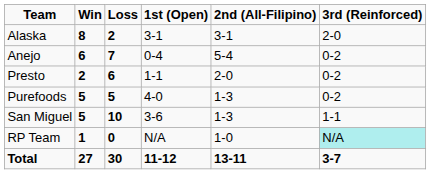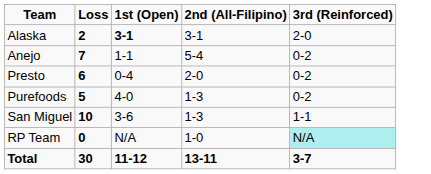- column: (90, 14)
(153, 35) normal -> (124, 35) bold
(153, 55) 0-4 -> (124, 55) 1-1
(153, 76) 1-1 -> (124, 76) 0-4
